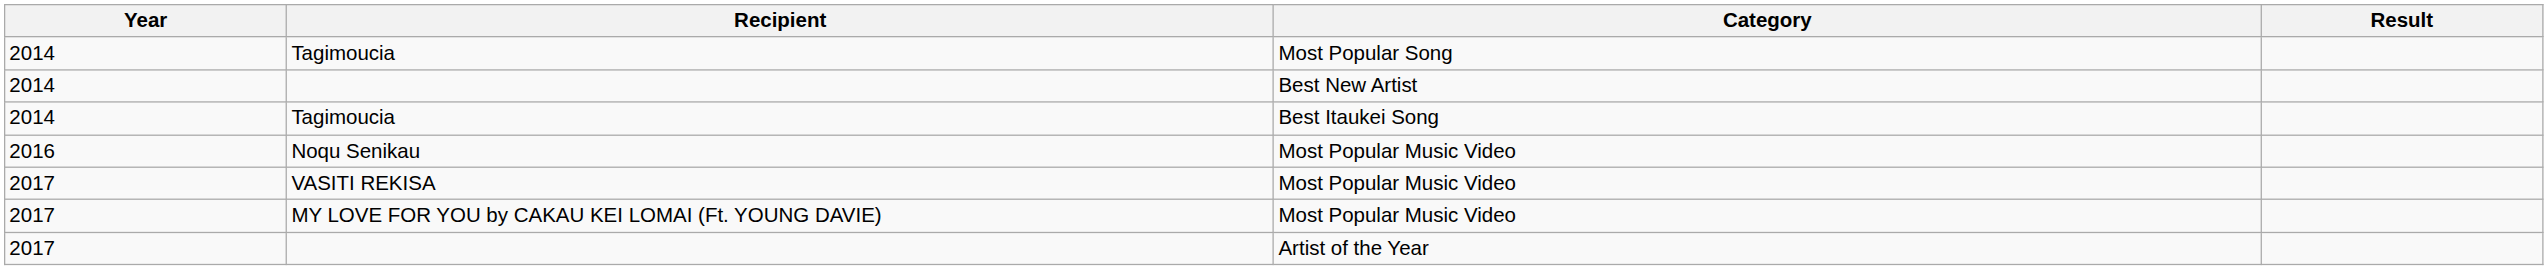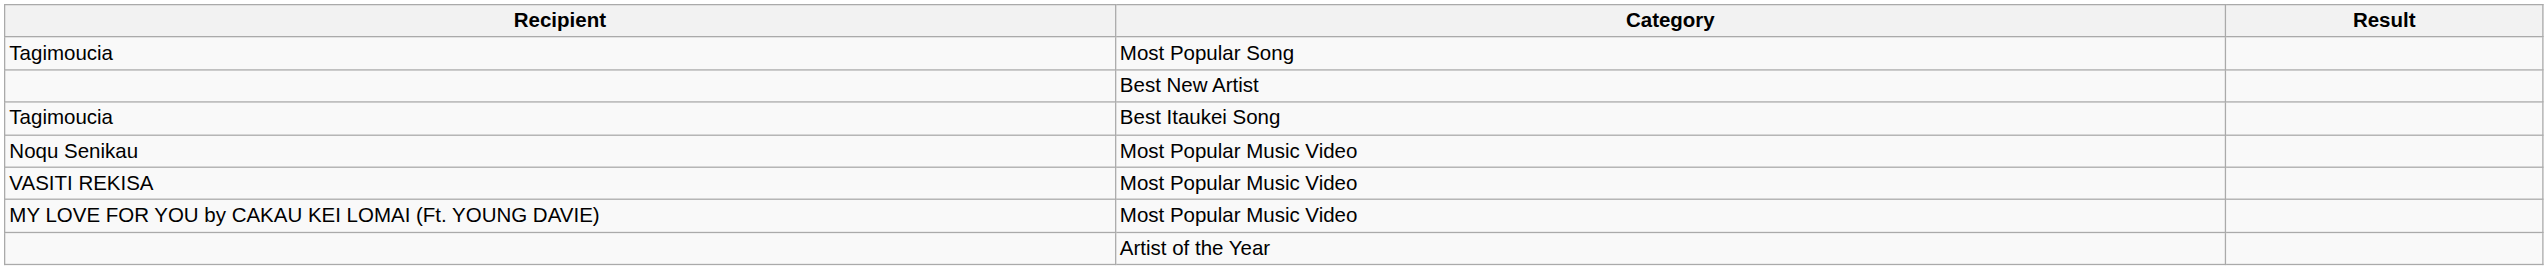- column: (146, 20)
